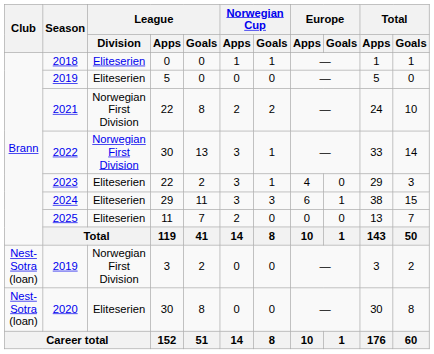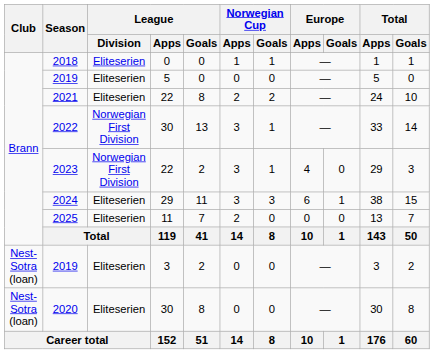(119, 109) Norwegian First Division -> (119, 97) Eliteserien
(119, 182) Eliteserien -> (119, 170) Norwegian First Division
(119, 266) Norwegian First Division -> (119, 266) Eliteserien
